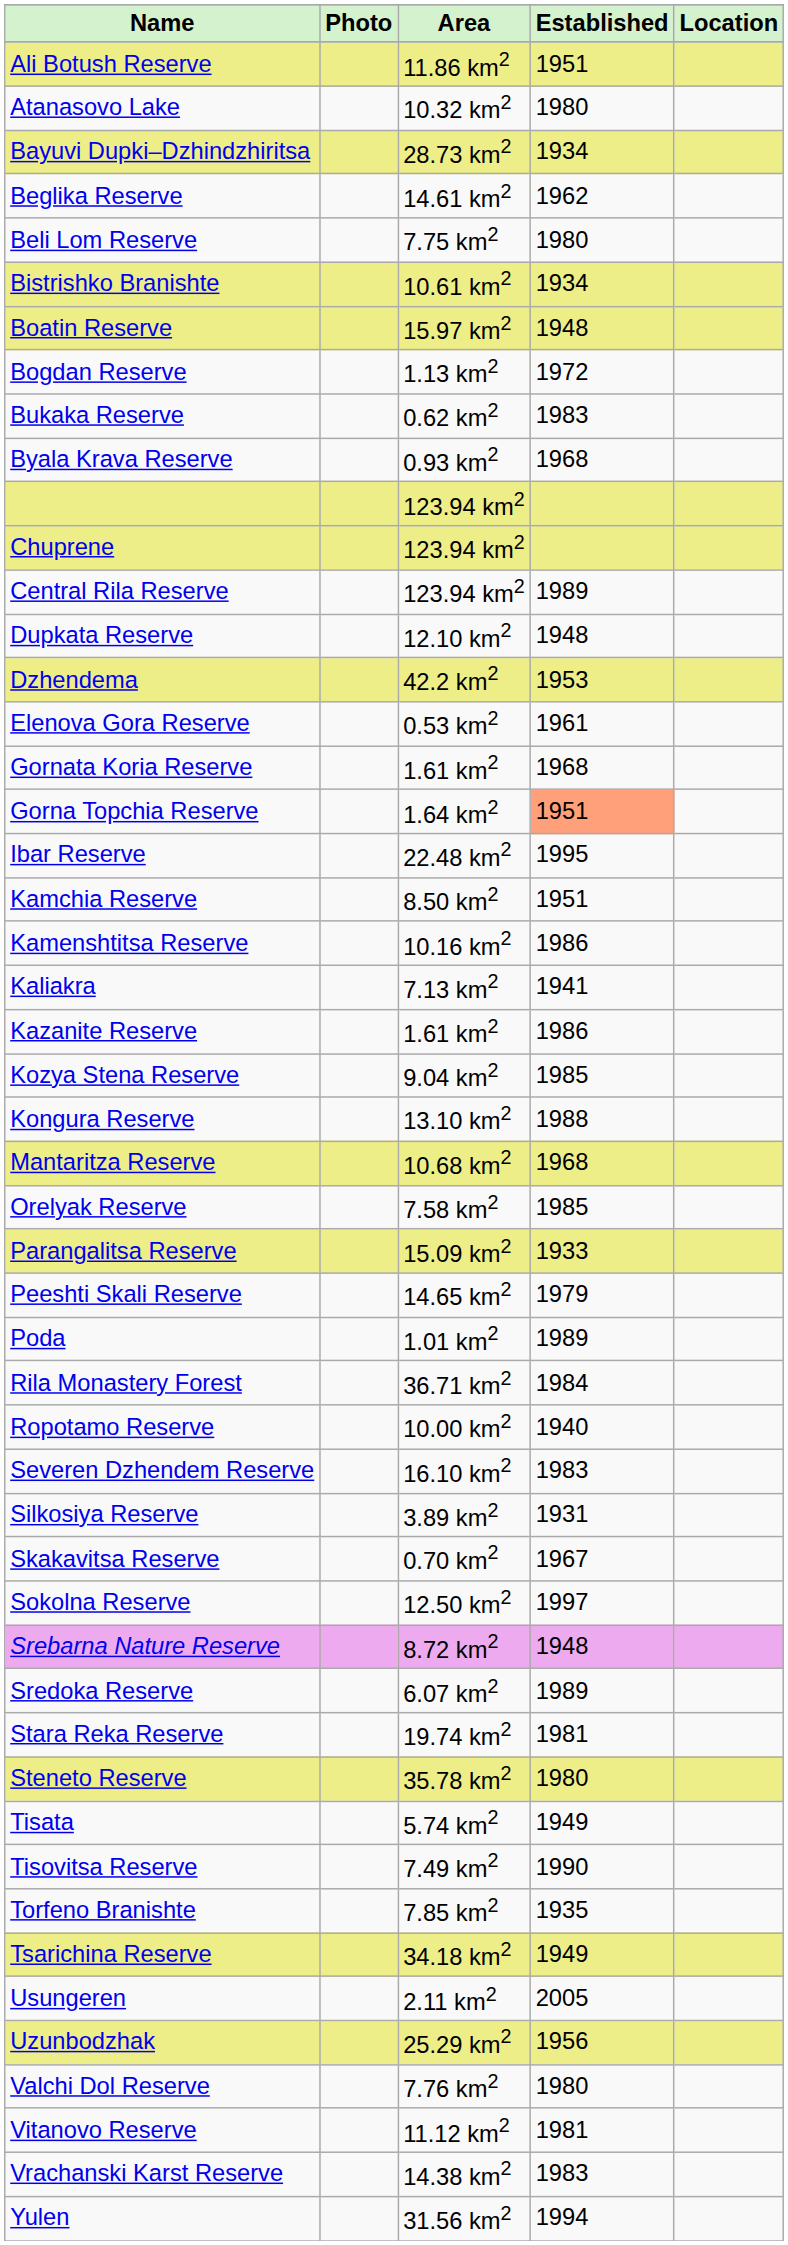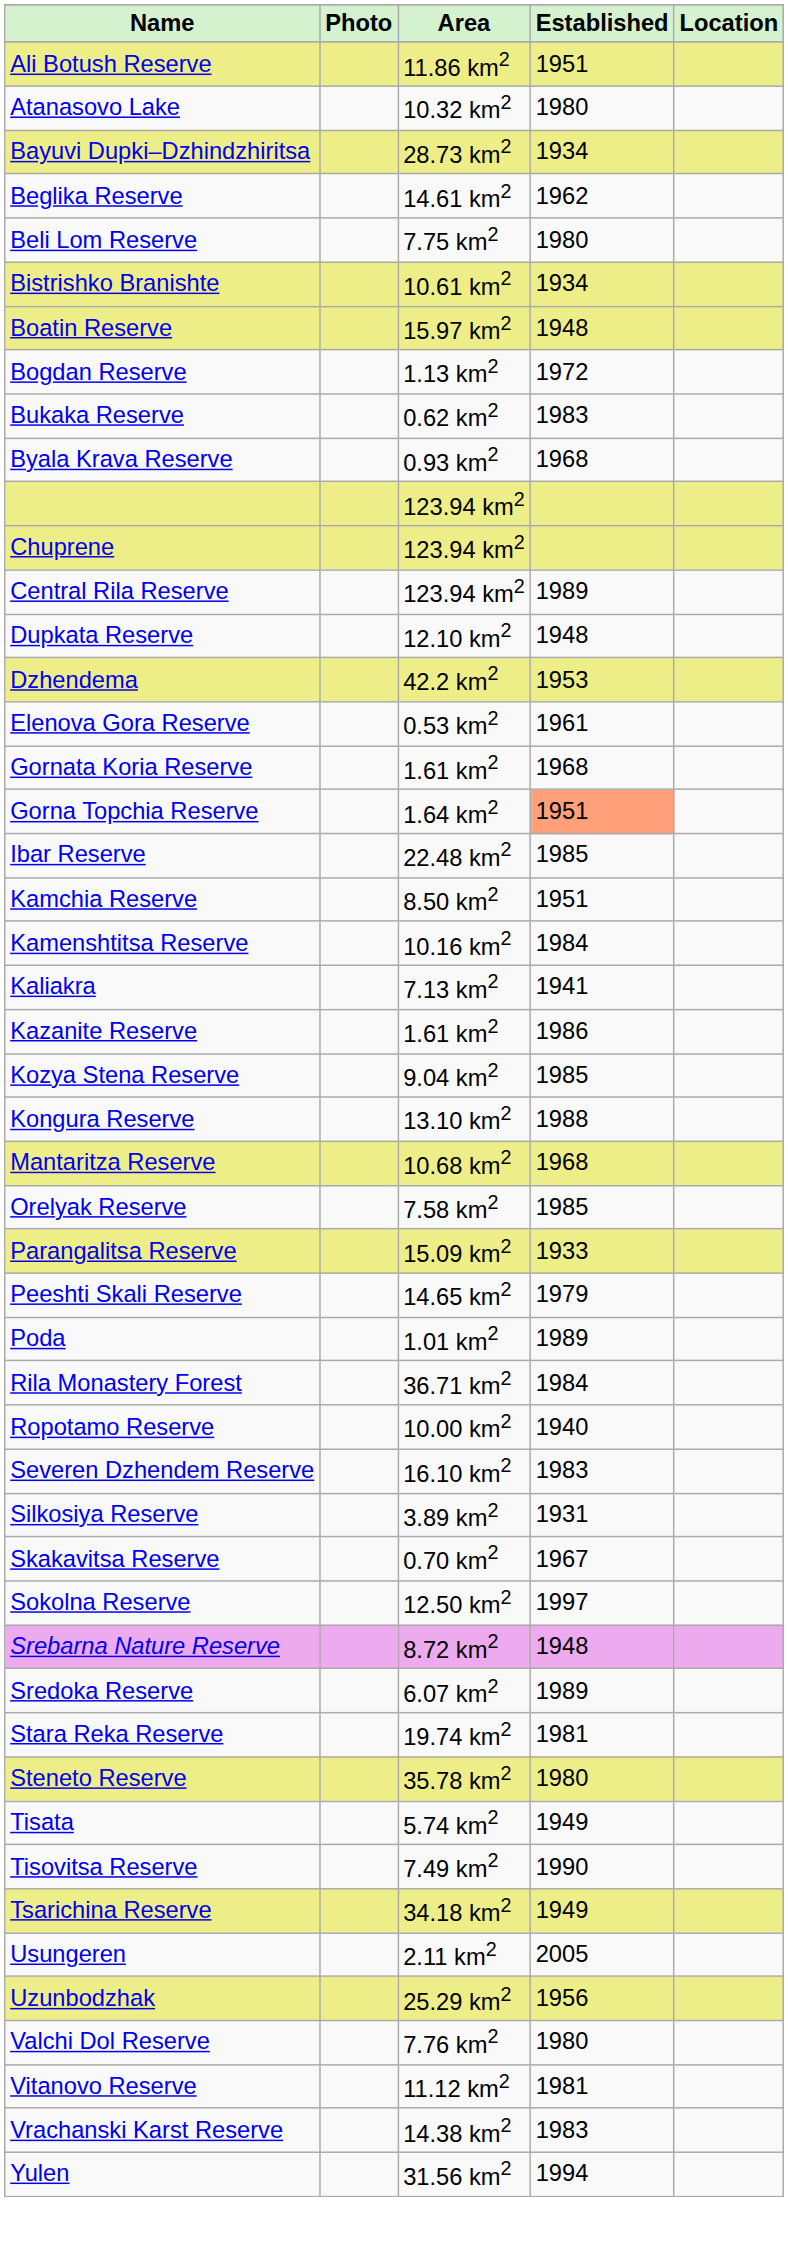(562, 855) 1995 -> (562, 855) 1985
(562, 943) 1986 -> (562, 943) 1984
- row: (103, 1910)
